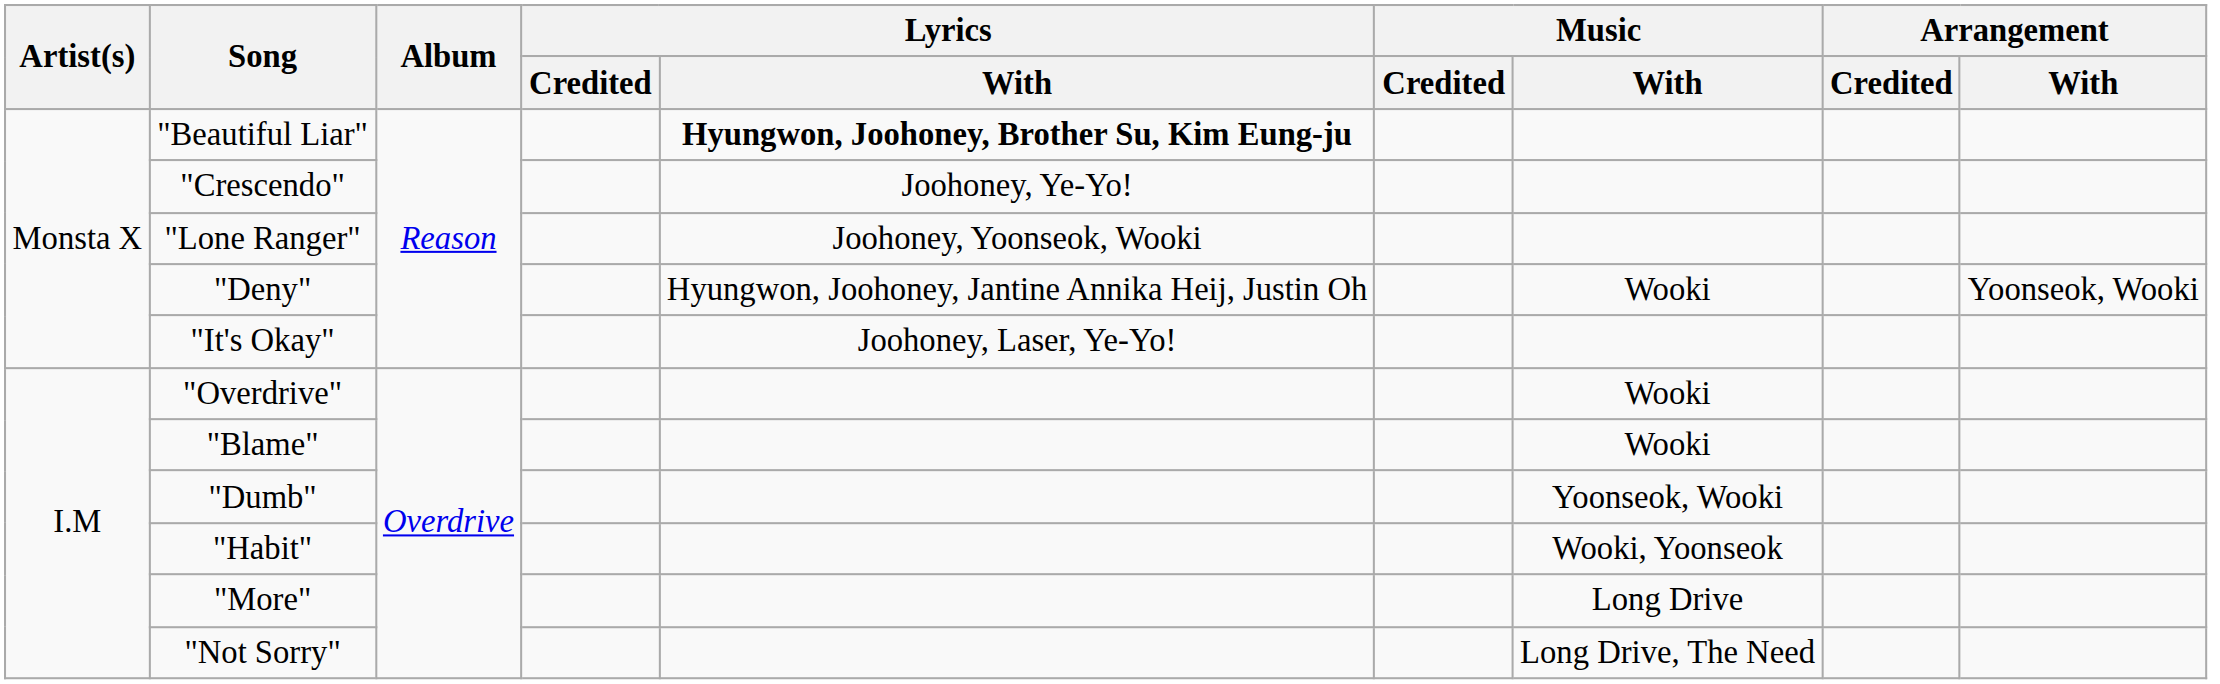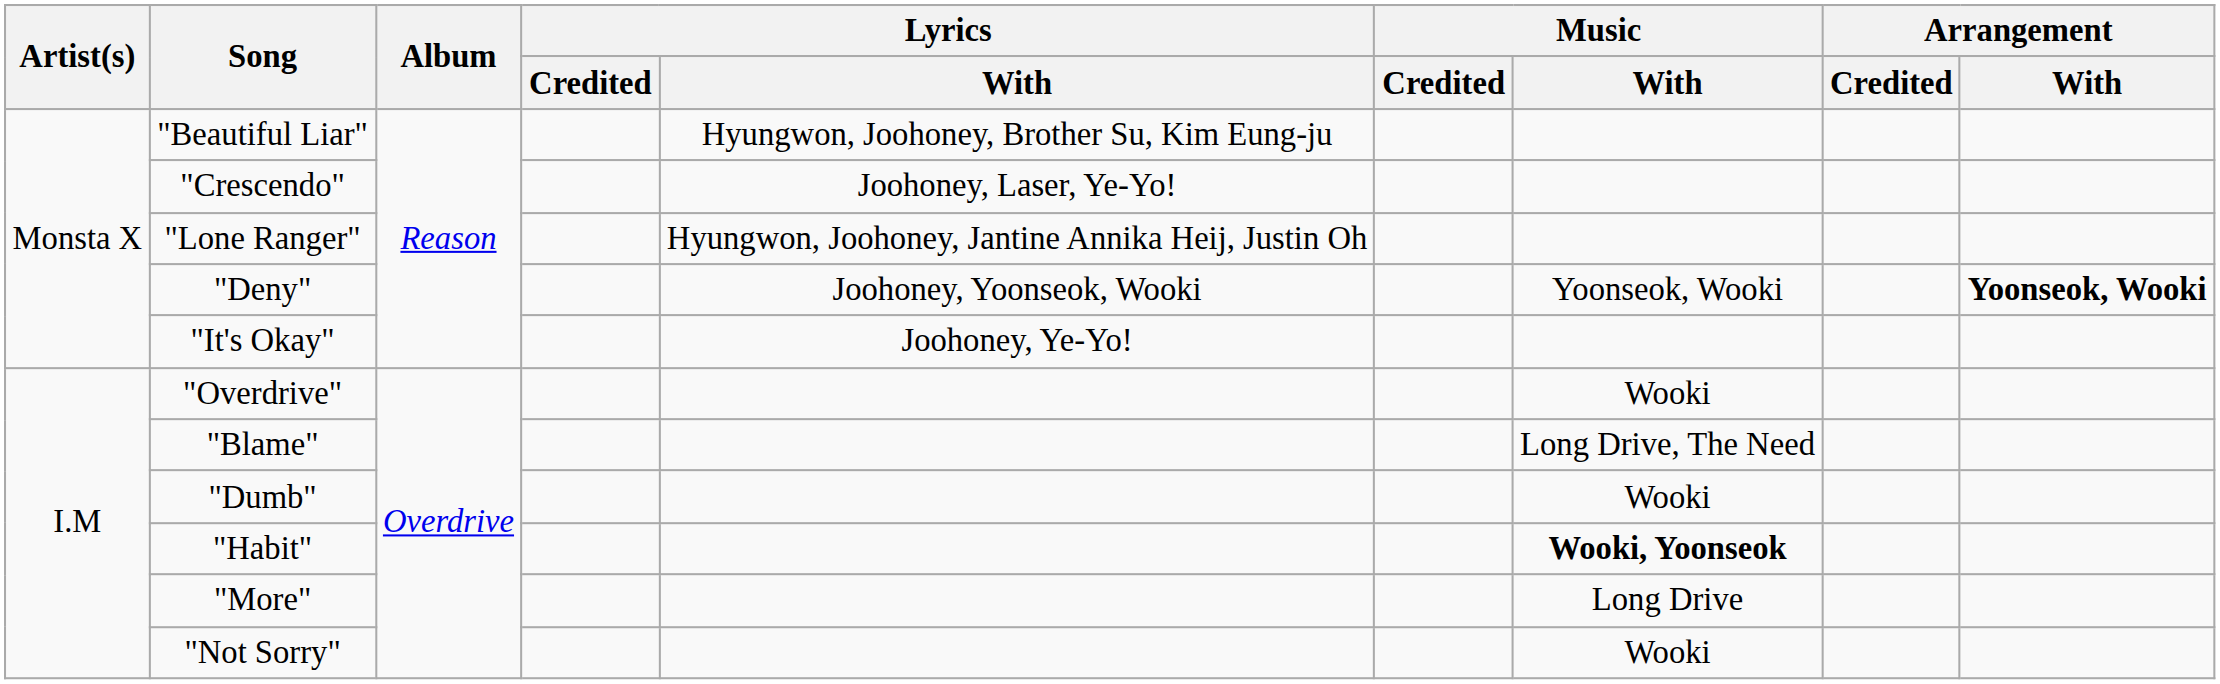(1017, 133) bold -> (1017, 133) normal
(1017, 185) Joohoney, Ye-Yo! -> (1017, 185) Joohoney, Laser, Ye-Yo!
(1017, 237) Joohoney, Yoonseok, Wooki -> (1017, 237) Hyungwon, Joohoney, Jantine Annika Heij, Justin Oh
(1017, 289) Hyungwon, Joohoney, Jantine Annika Heij, Justin Oh -> (1017, 289) Joohoney, Yoonseok, Wooki
(1668, 289) Wooki -> (1668, 289) Yoonseok, Wooki
(2083, 289) normal -> (2087, 289) bold
(1017, 340) Joohoney, Laser, Ye-Yo! -> (1017, 340) Joohoney, Ye-Yo!
(1668, 444) Wooki -> (1668, 444) Long Drive, The Need
(1668, 496) Yoonseok, Wooki -> (1668, 496) Wooki
(1668, 548) normal -> (1668, 548) bold
(1668, 651) Long Drive, The Need -> (1668, 651) Wooki
